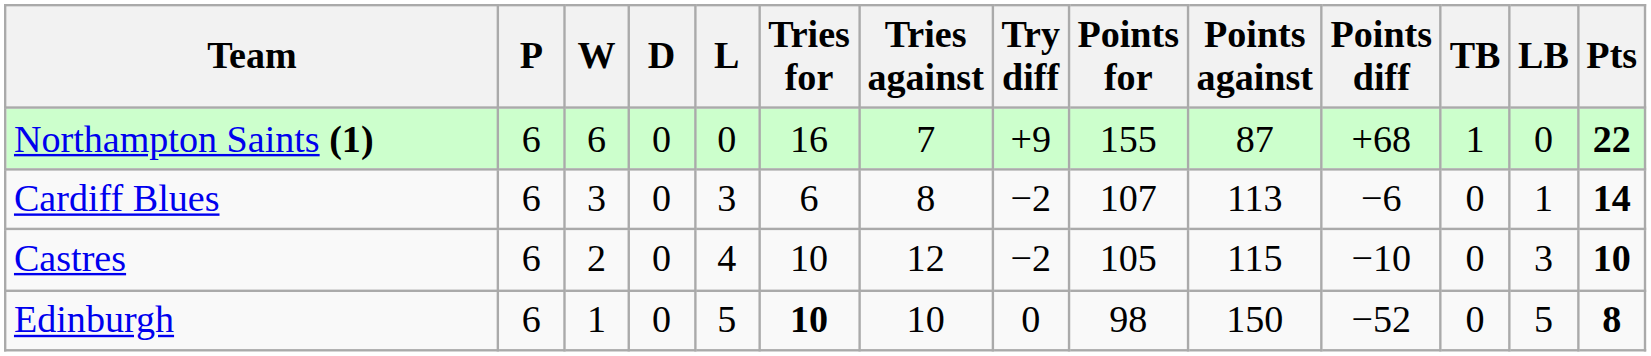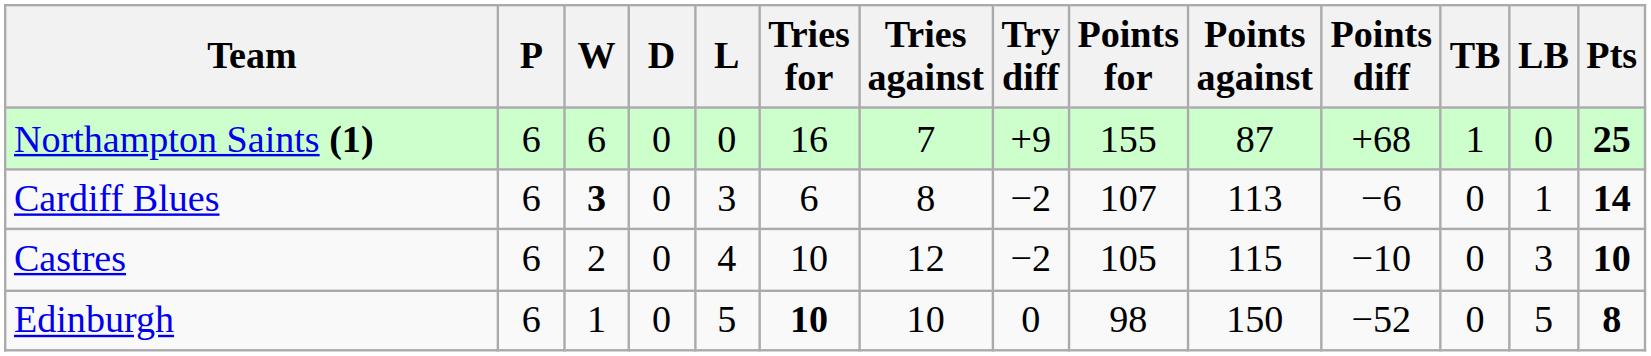(1612, 137) 22 -> (1612, 137) 25
(596, 198) normal -> (596, 198) bold
